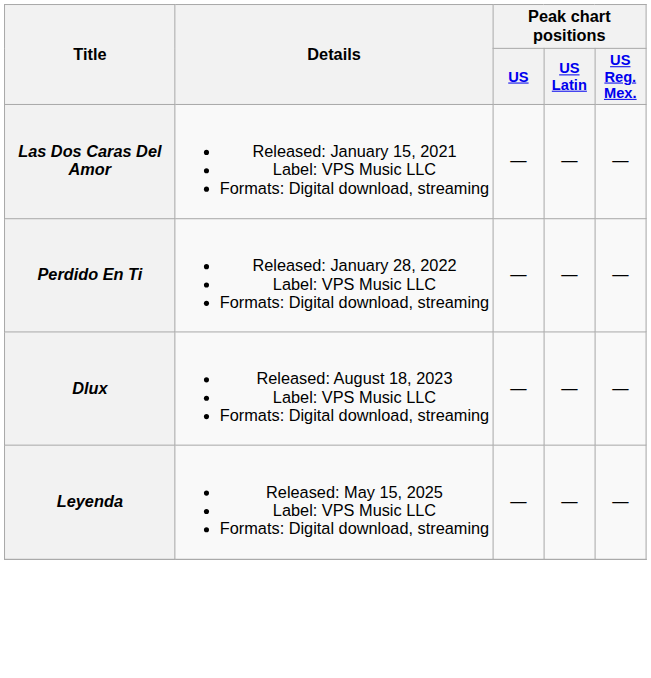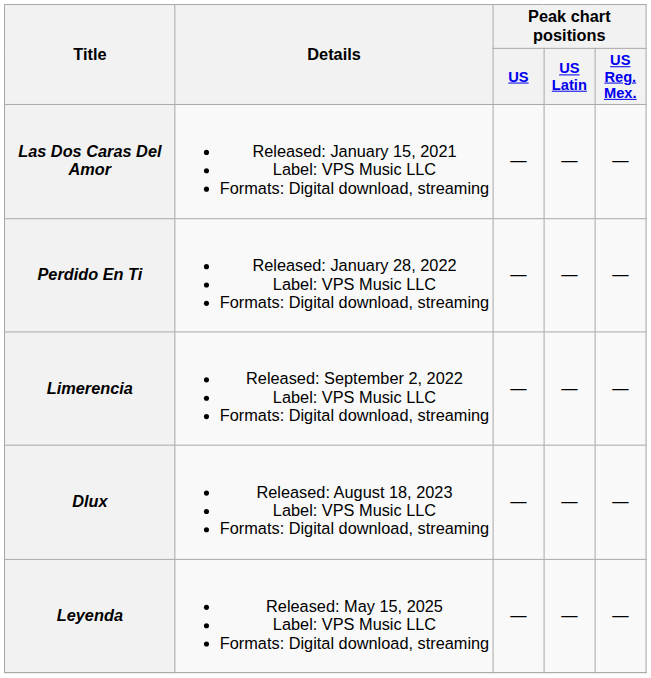+ row: (90, 388)
